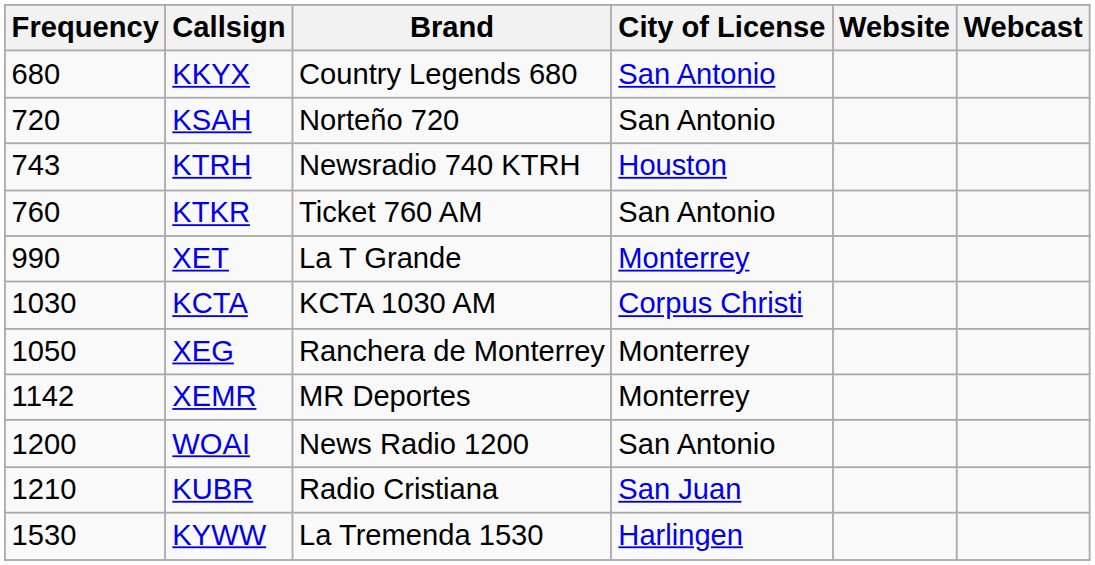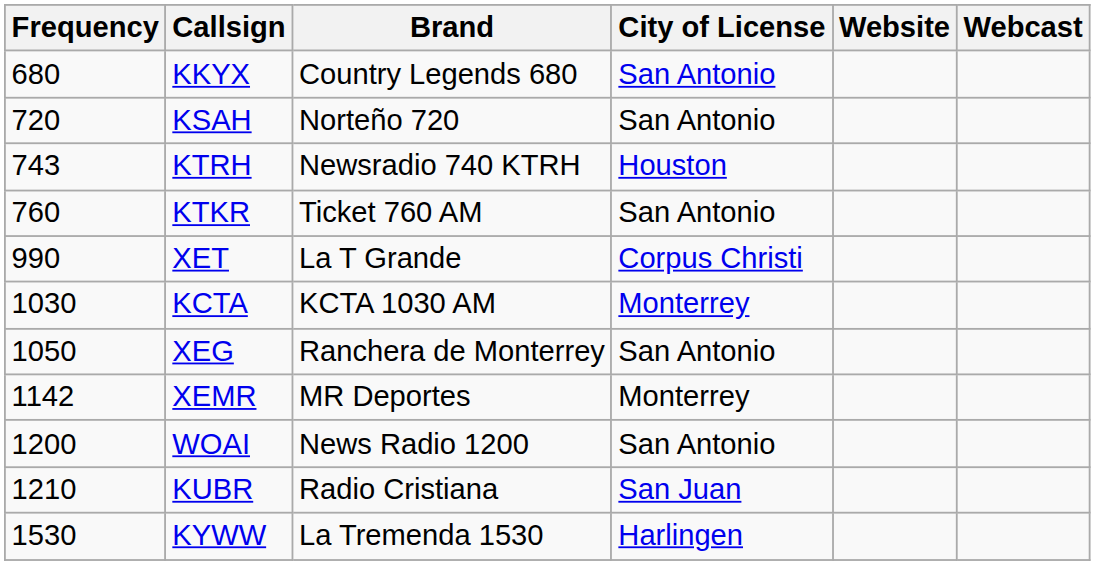(684, 258) Monterrey -> (711, 258) Corpus Christi
(711, 304) Corpus Christi -> (684, 304) Monterrey
(684, 350) Monterrey -> (697, 350) San Antonio
